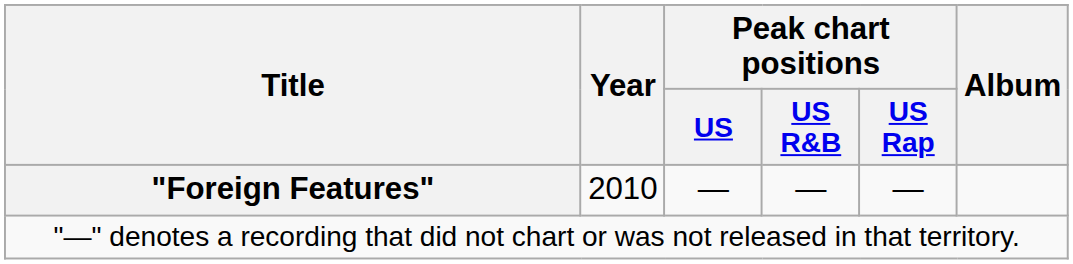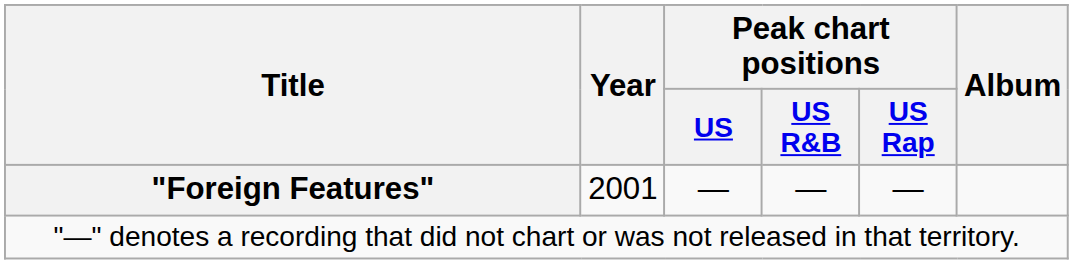(623, 189) 2010 -> (623, 189) 2001
